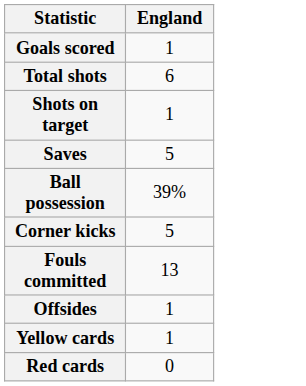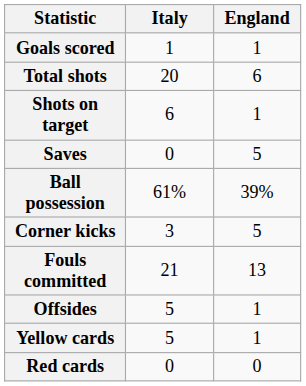+ column: (170, 18)
